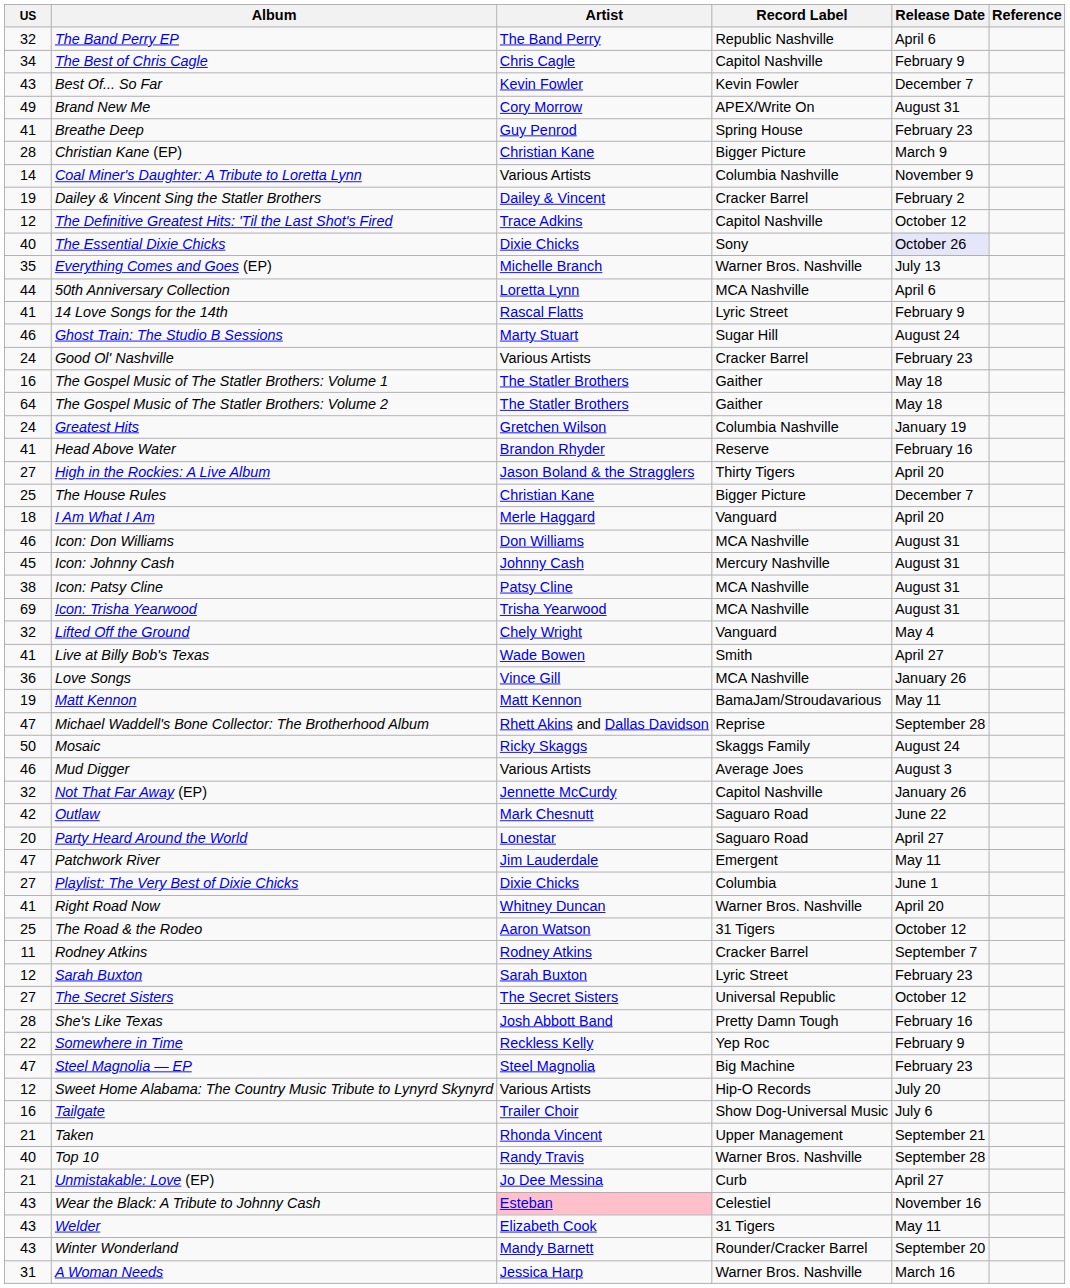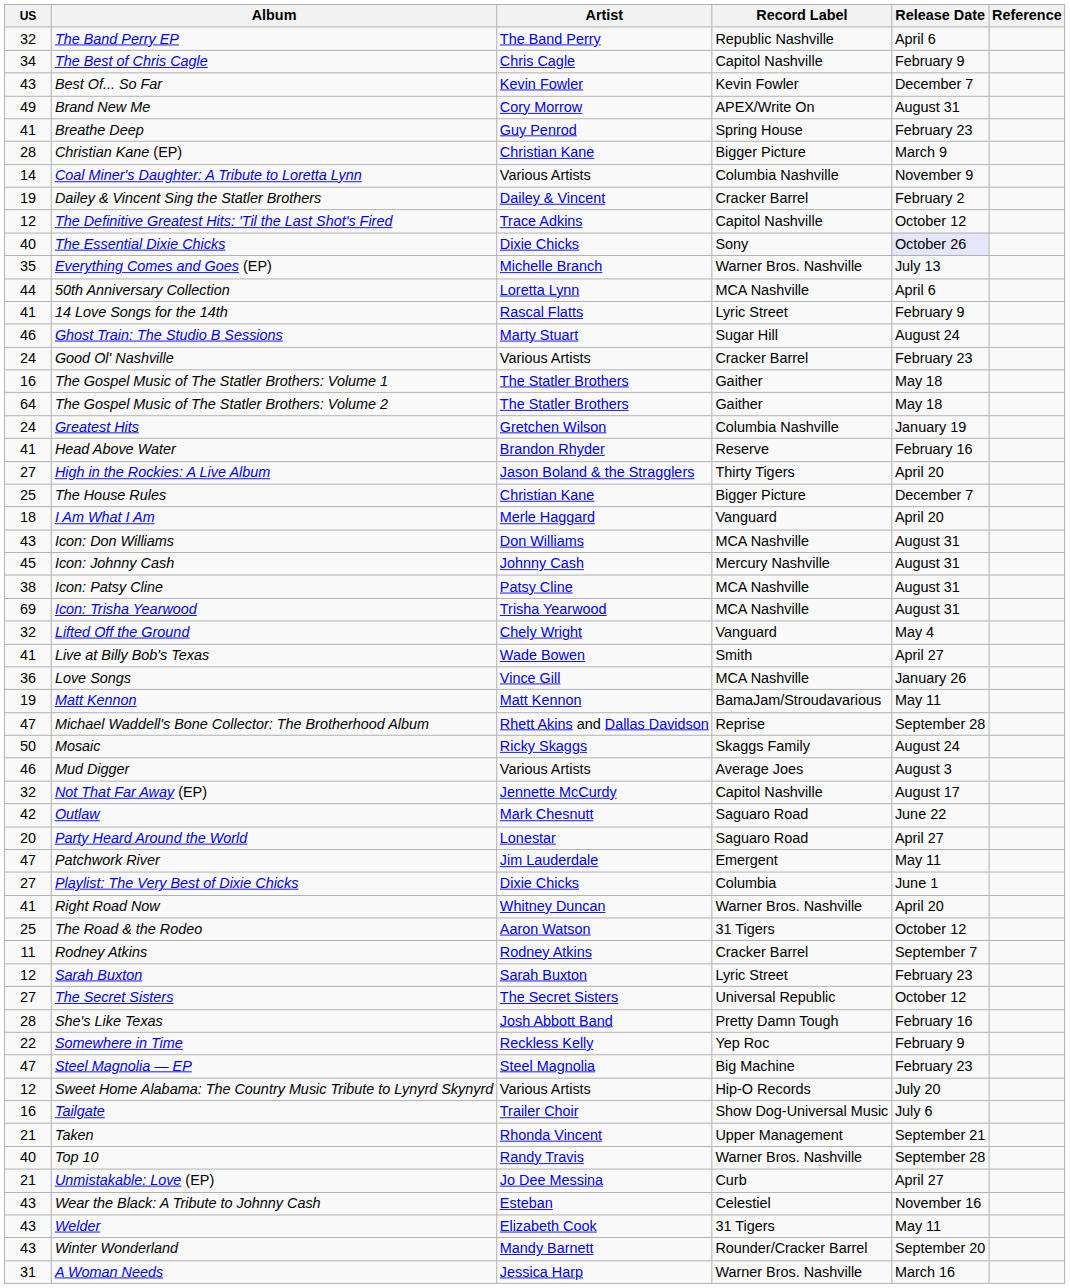(28, 541) 46 -> (28, 541) 43
(931, 792) January 26 -> (927, 792) August 17
(526, 1203) pink background -> (526, 1203) no background
